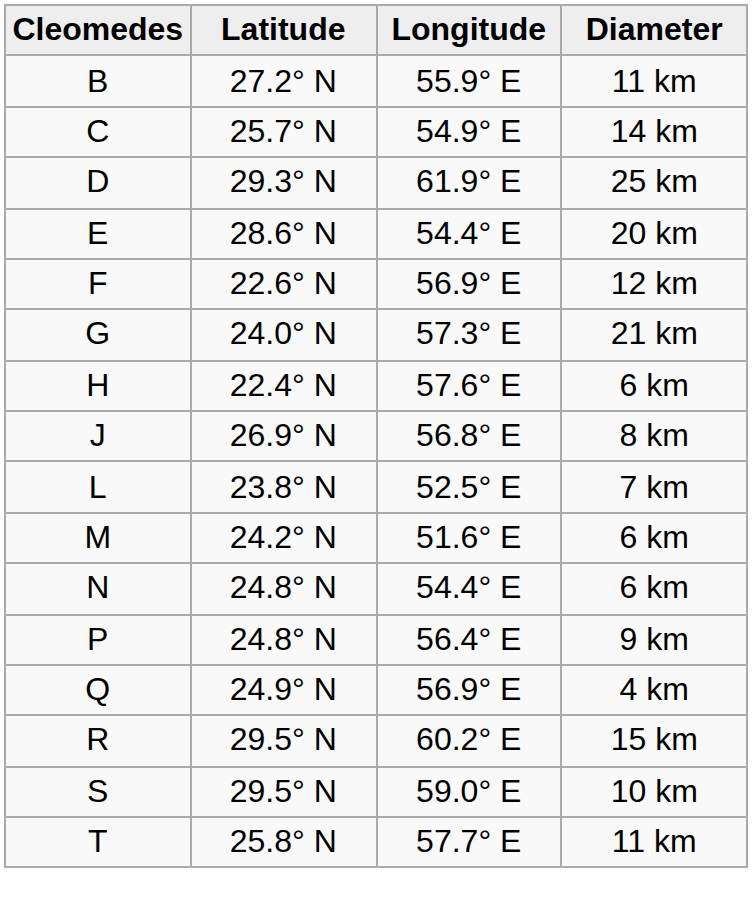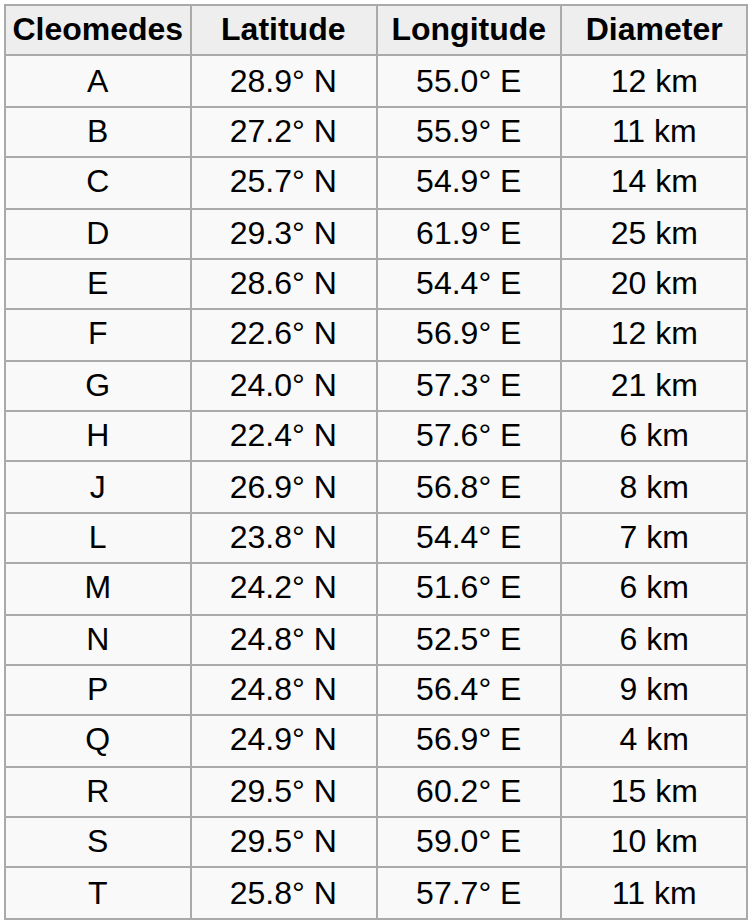+ row: (98, 80)
(469, 486) 52.5° E -> (469, 537) 54.4° E
(469, 588) 54.4° E -> (469, 638) 52.5° E
